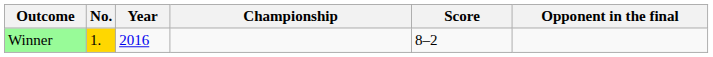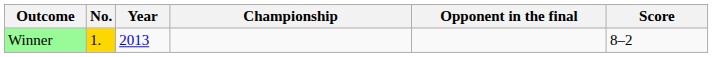columns swapped: (610, 16) <-> (462, 16)
(134, 40) 2016 -> (134, 40) 2013
